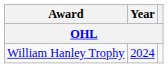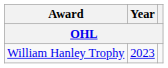(142, 53) 2024 -> (142, 53) 2023
